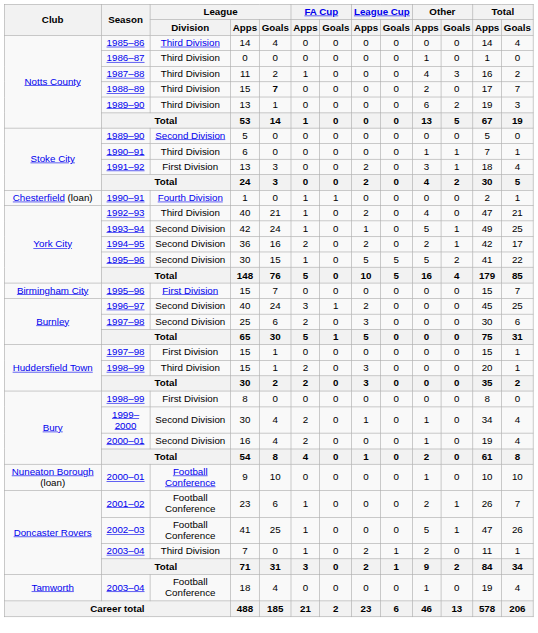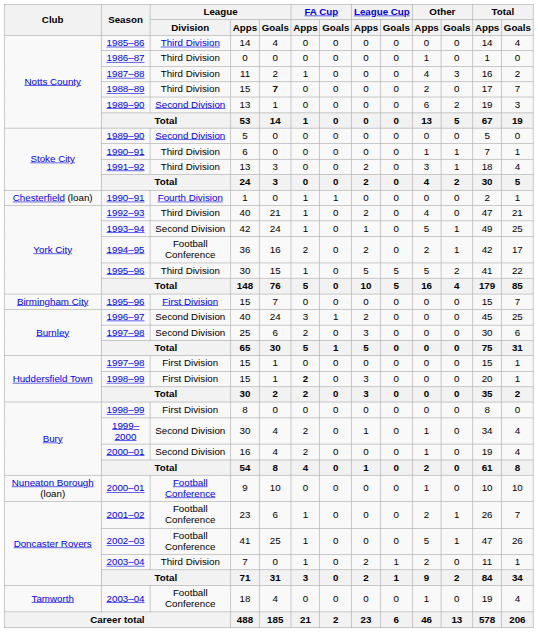(190, 105) Third Division -> (190, 105) Second Division
(190, 167) First Division -> (190, 167) Third Division
(190, 244) Second Division -> (190, 249) Football Conference
(190, 259) Second Division -> (190, 270) Third Division
(190, 368) Third Division -> (190, 379) First Division
(306, 368) normal -> (306, 379) bold
